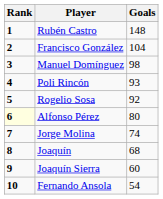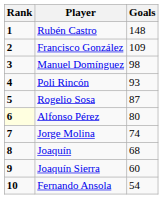(137, 47) 104 -> (137, 47) 109
(134, 99) 92 -> (134, 99) 87
